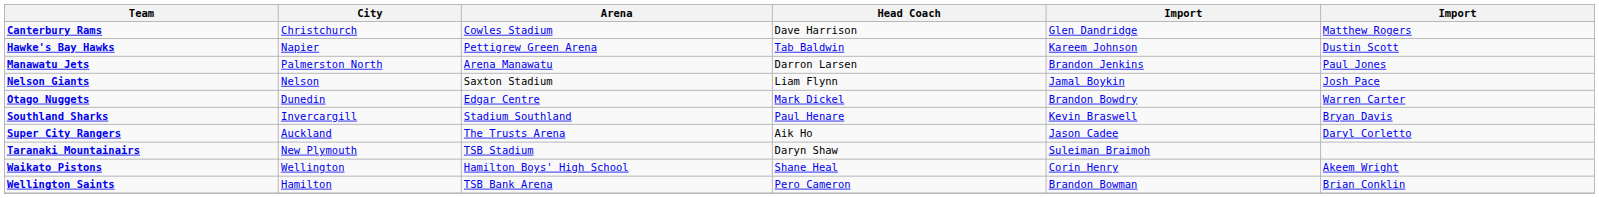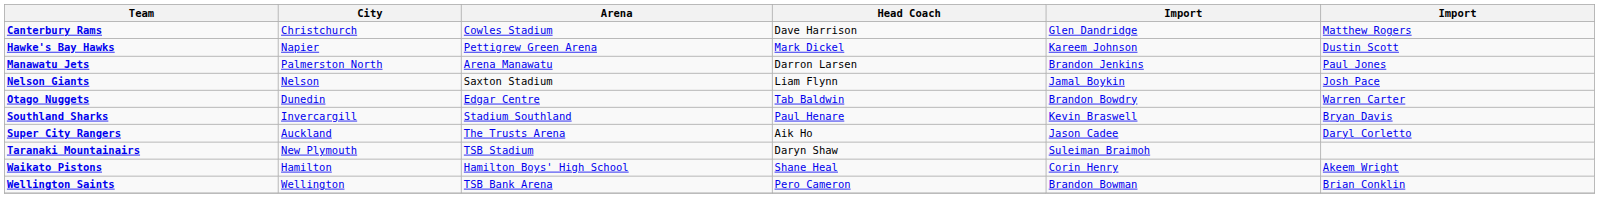(809, 47) Tab Baldwin -> (809, 47) Mark Dickel
(809, 99) Mark Dickel -> (809, 99) Tab Baldwin
(313, 167) Wellington -> (306, 167) Hamilton
(306, 185) Hamilton -> (313, 185) Wellington
